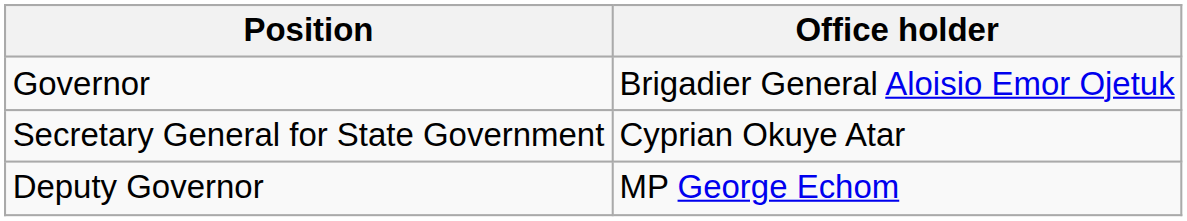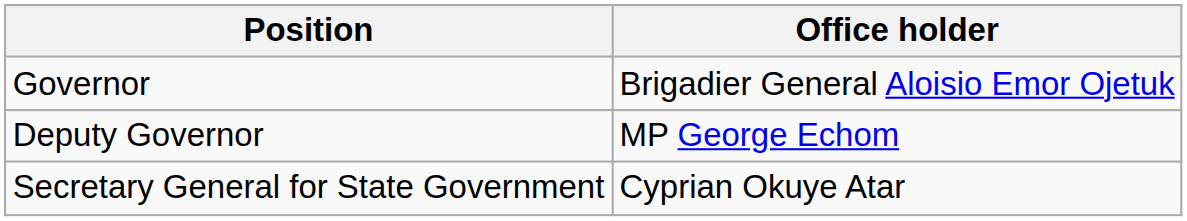rows swapped: (138, 187) <-> (308, 135)
